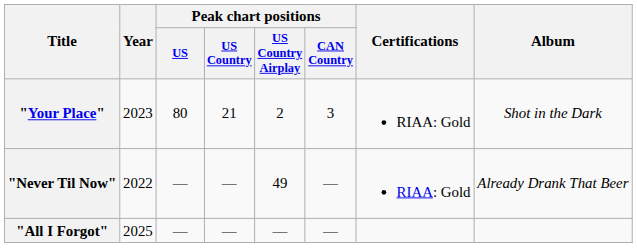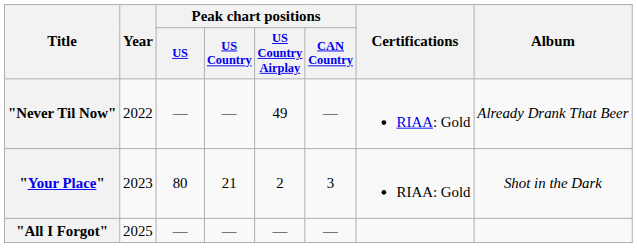rows swapped: (62, 183) <-> (62, 113)
